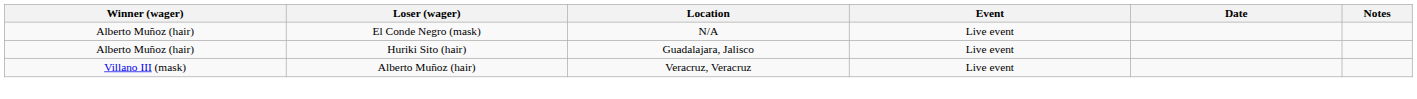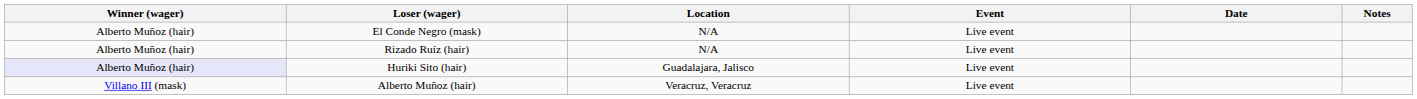+ row: (427, 49)
(145, 49) no background -> (145, 67) lavender background
